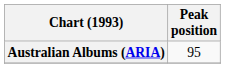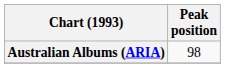(194, 52) 95 -> (194, 52) 98
